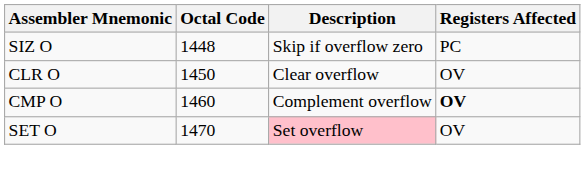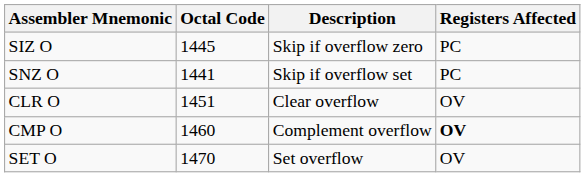(198, 46) 1448 -> (198, 46) 1445
+ row: (34, 74)
(198, 74) 1450 -> (198, 102) 1451
(318, 130) pink background -> (318, 158) no background
